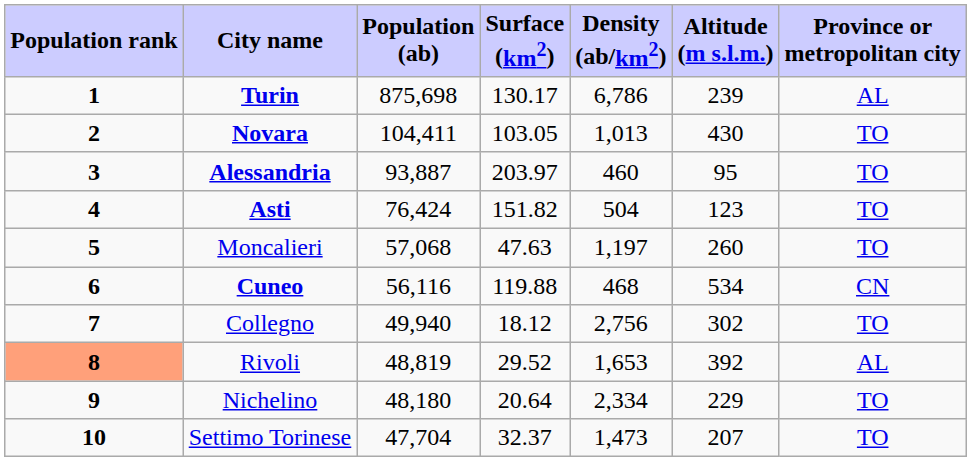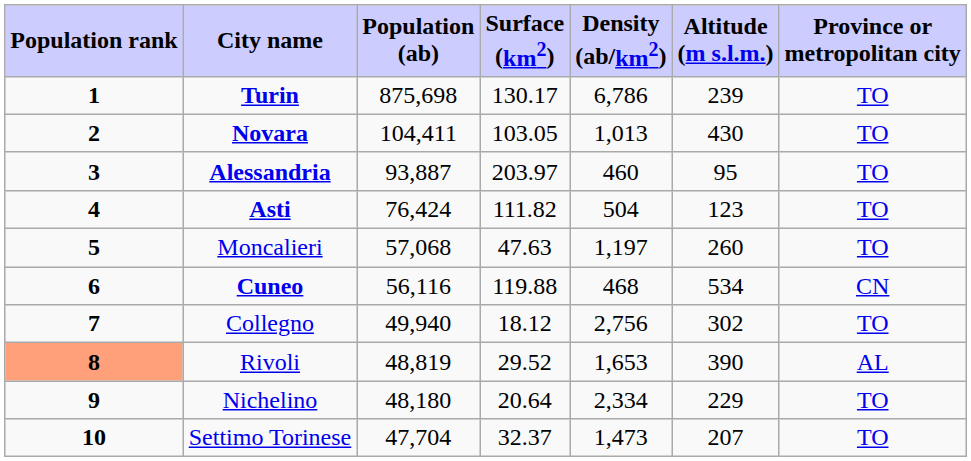(873, 95) AL -> (873, 95) TO
(525, 209) 151.82 -> (525, 209) 111.82
(726, 361) 392 -> (726, 361) 390
